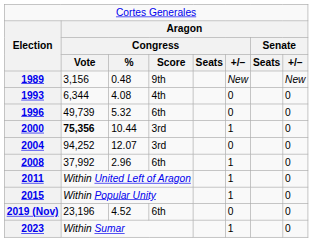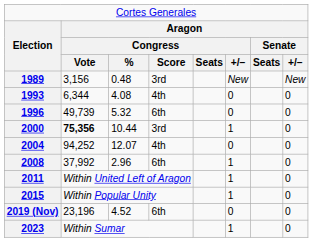(159, 78) 9th -> (159, 78) 3rd
(159, 145) 3rd -> (159, 145) 4th
